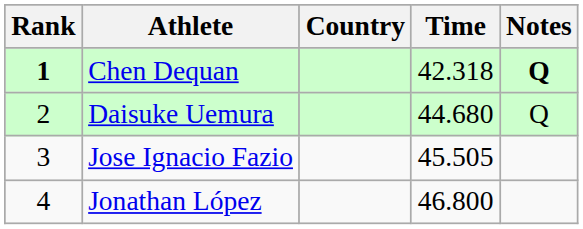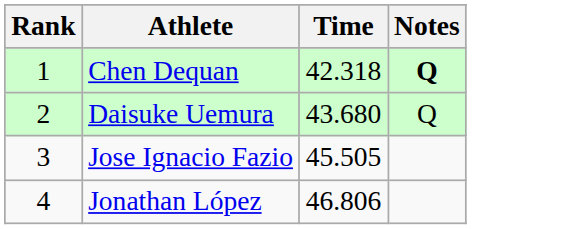- column: (355, 26)
(43, 69) bold -> (43, 69) normal
(456, 113) 44.680 -> (343, 113) 43.680
(456, 200) 46.800 -> (343, 200) 46.806
